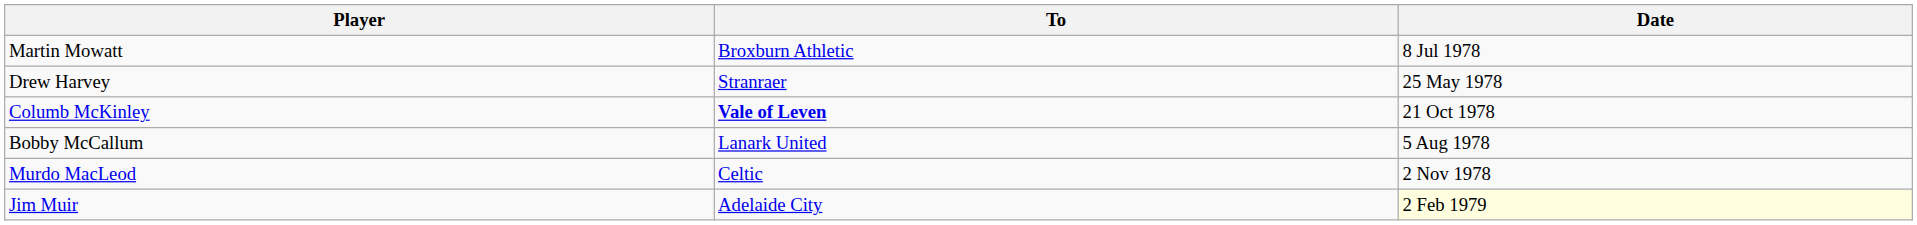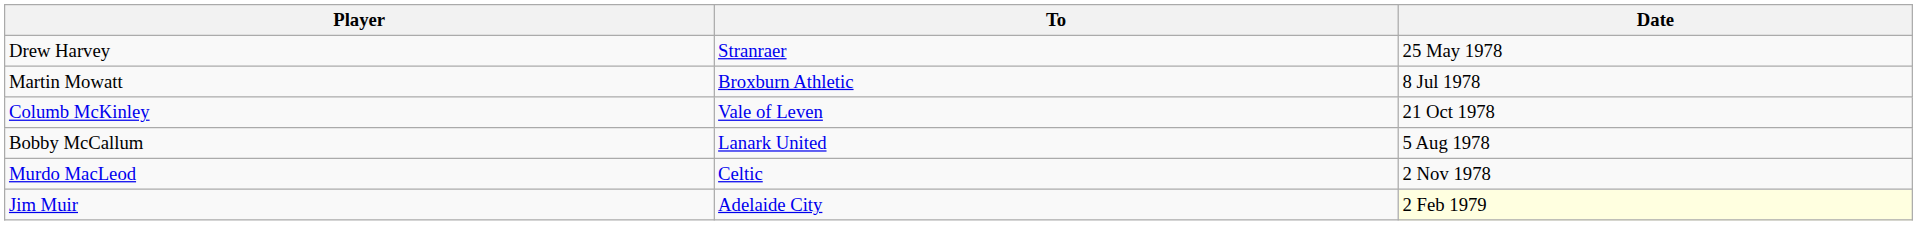rows swapped: (60, 81) <-> (66, 50)
(772, 112) bold -> (771, 112) normal
